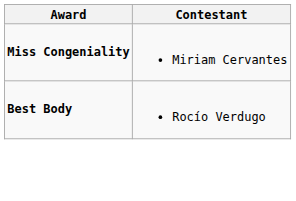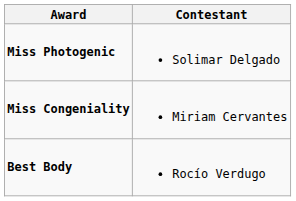+ row: (61, 53)
